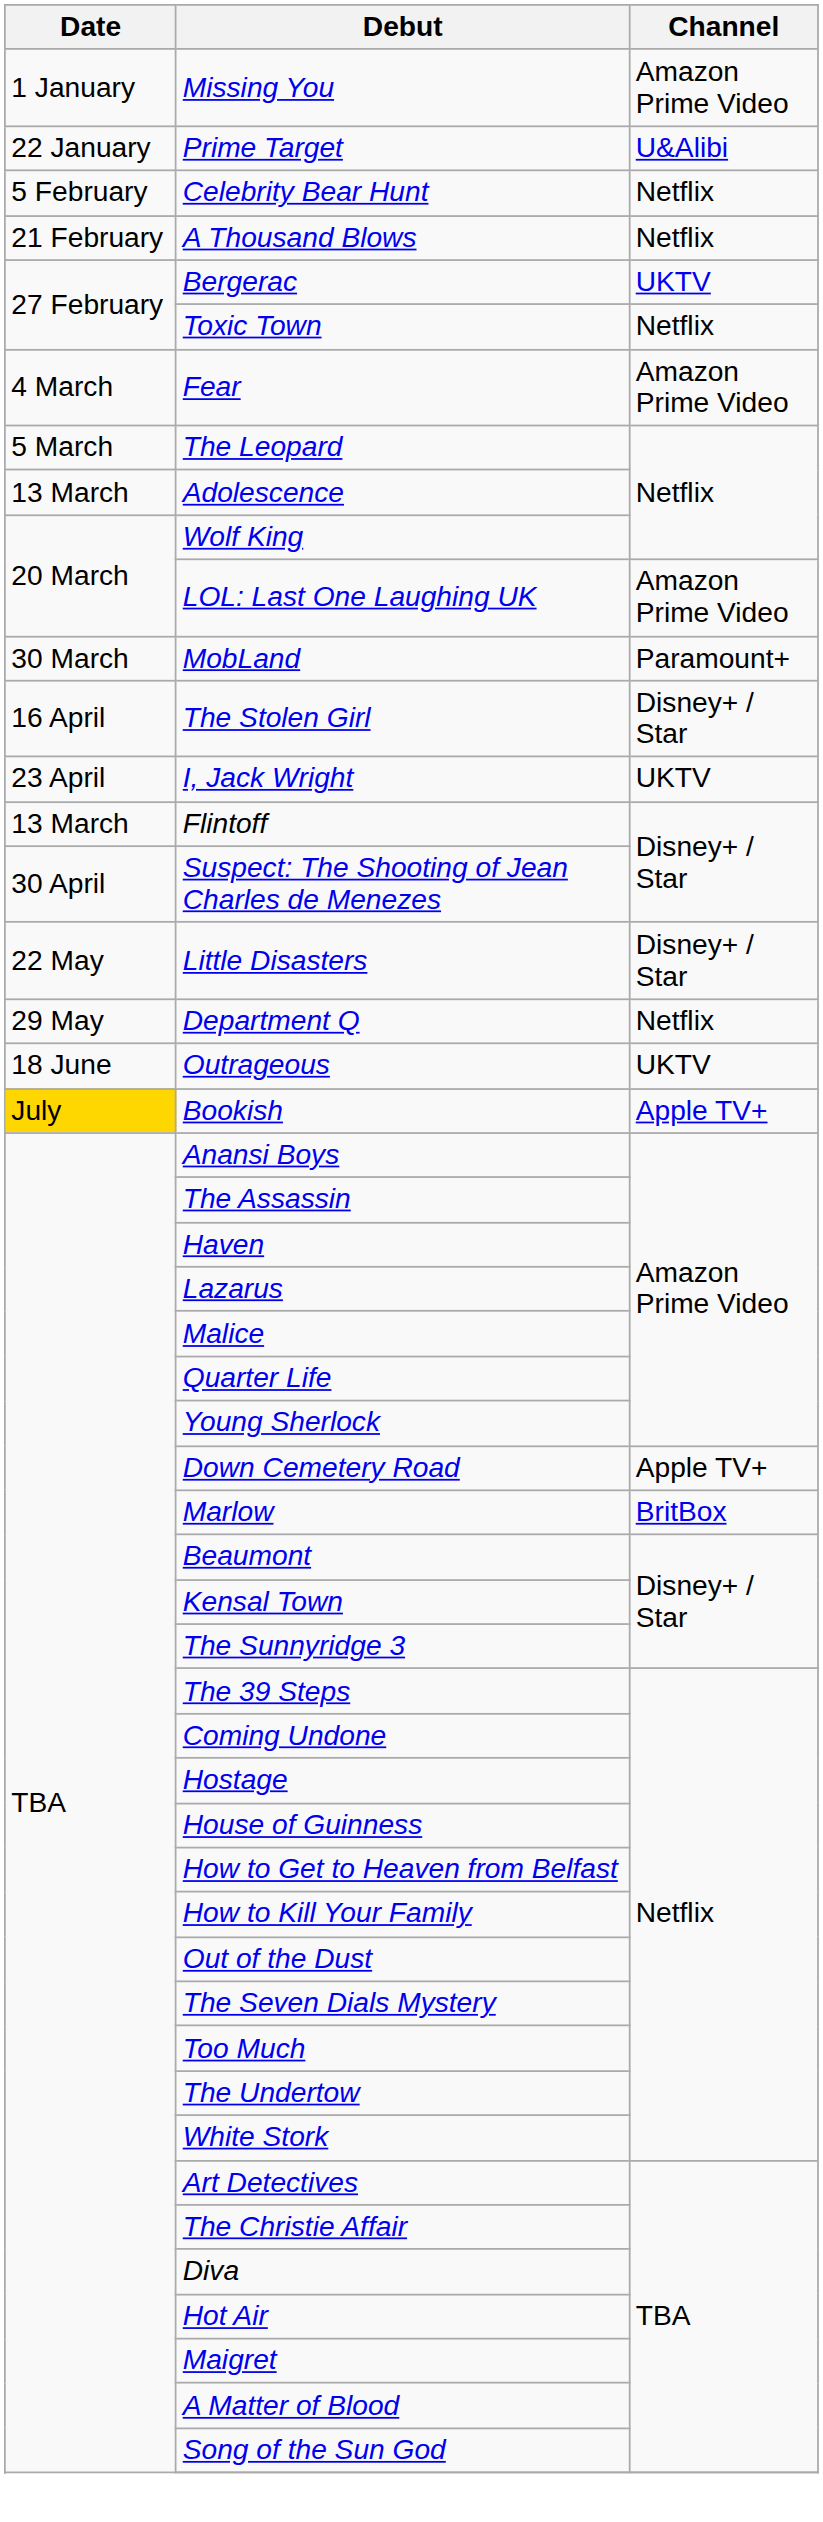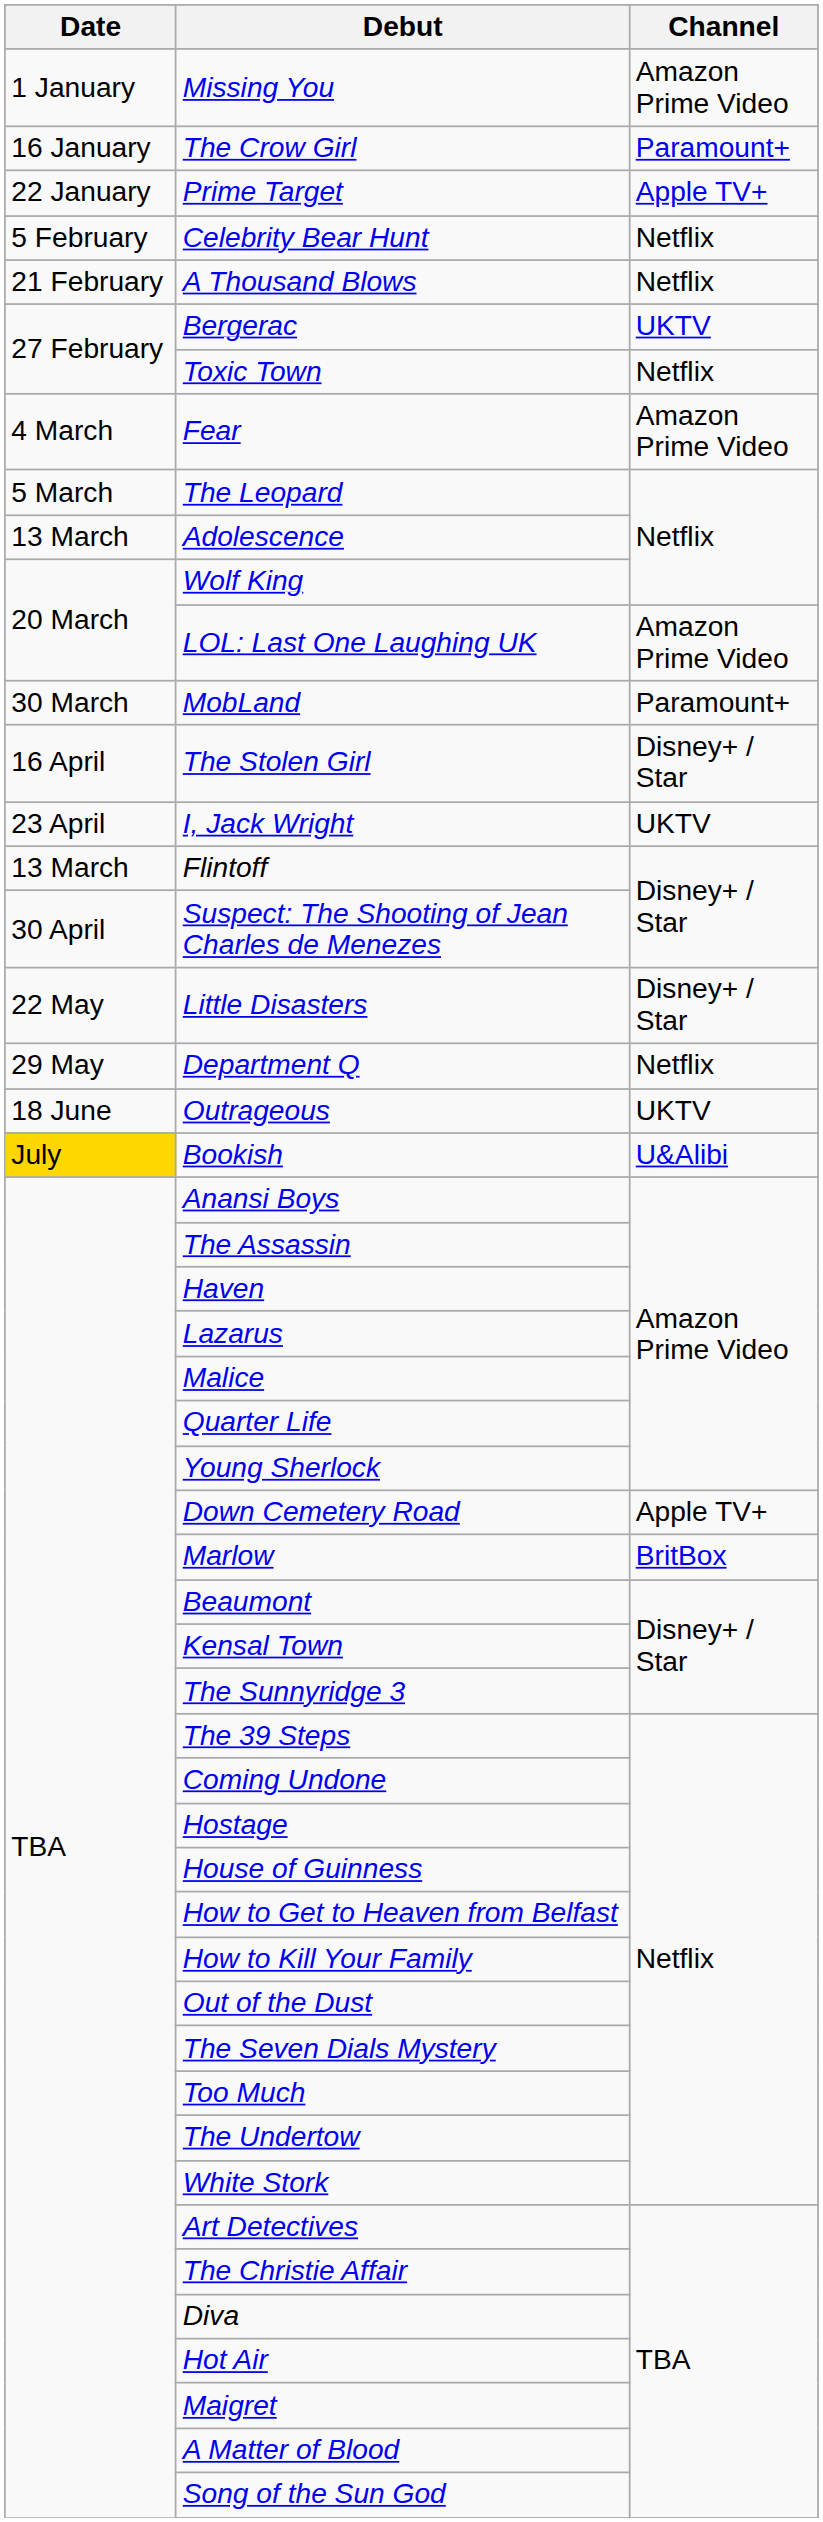+ row: (270, 147)
(682, 147) U&Alibi -> (702, 192) Apple TV+
(702, 1110) Apple TV+ -> (682, 1154) U&Alibi
